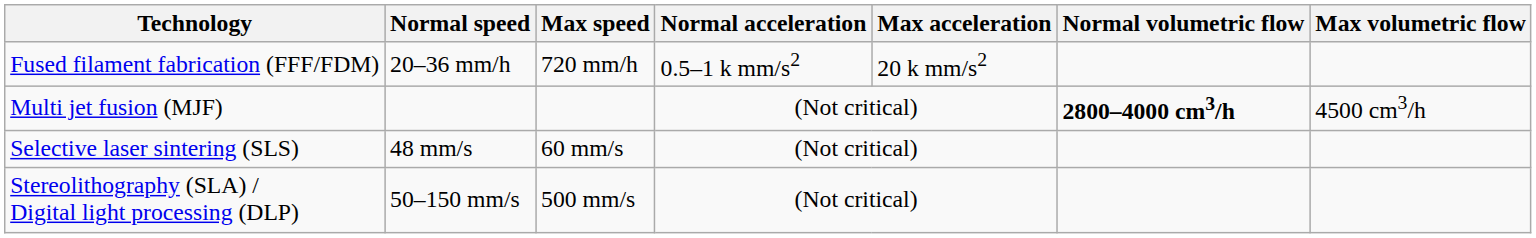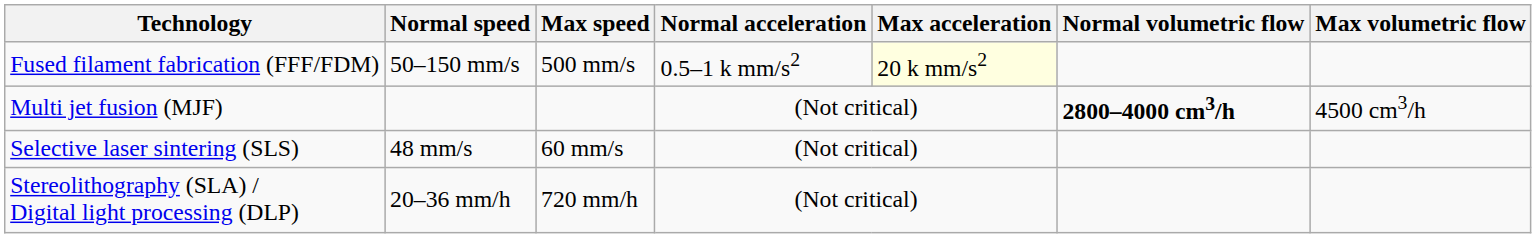(450, 64) 20–36 mm/h -> (455, 64) 50–150 mm/s
(589, 64) 720 mm/h -> (588, 64) 500 mm/s
(932, 64) no background -> (932, 64) lightyellow background
(455, 199) 50–150 mm/s -> (450, 199) 20–36 mm/h
(588, 199) 500 mm/s -> (589, 199) 720 mm/h
